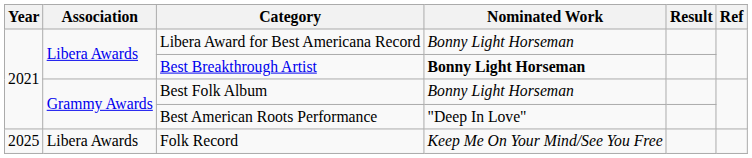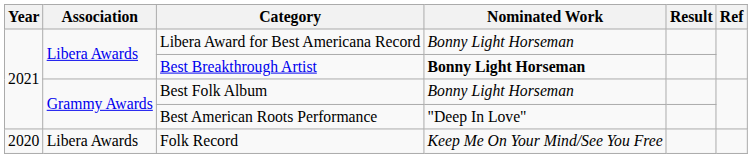(24, 141) 2025 -> (24, 141) 2020
